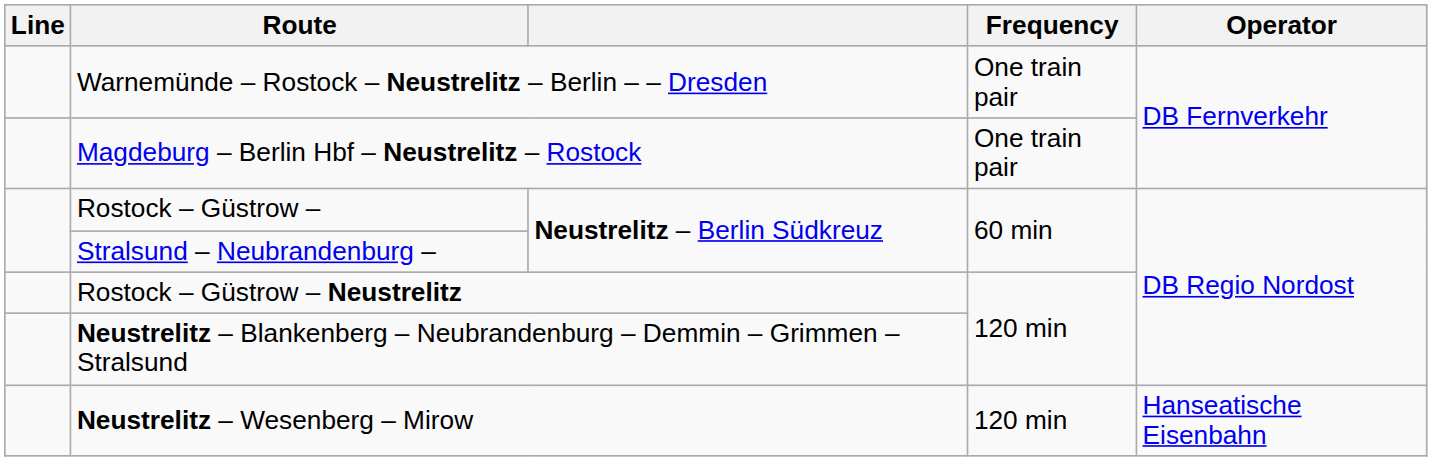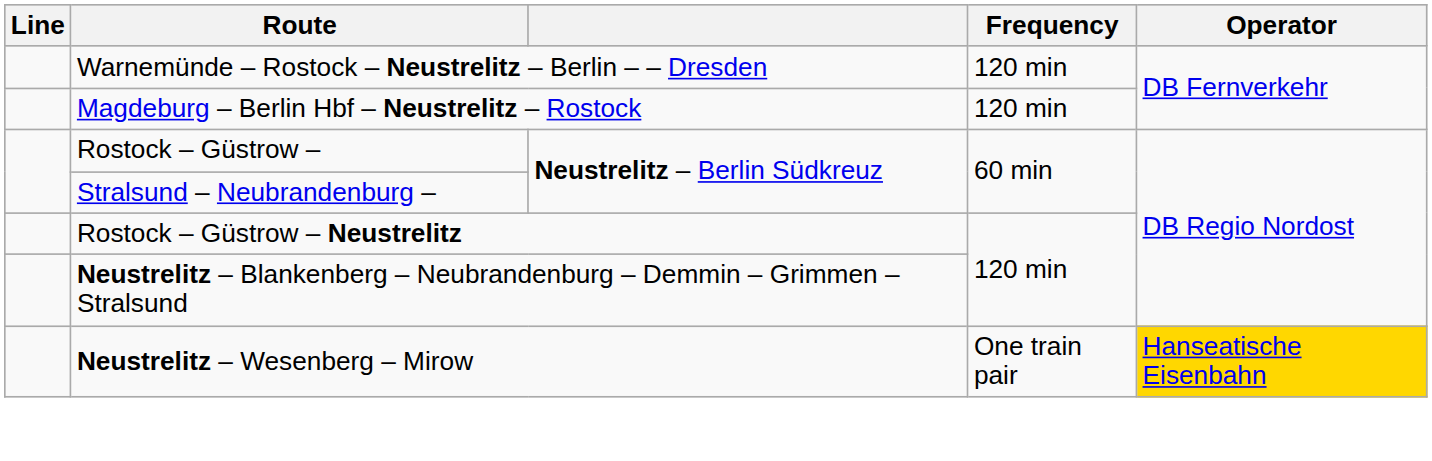(1028, 81) One train pair -> (1021, 66) 120 min
(1028, 152) One train pair -> (1021, 108) 120 min
(1021, 419) 120 min -> (1028, 360) One train pair
(1222, 419) no background -> (1222, 360) gold background
